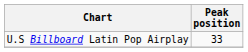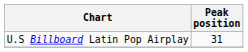(217, 39) 33 -> (217, 39) 31
